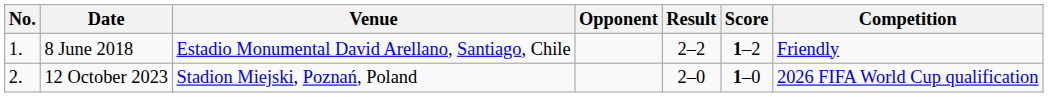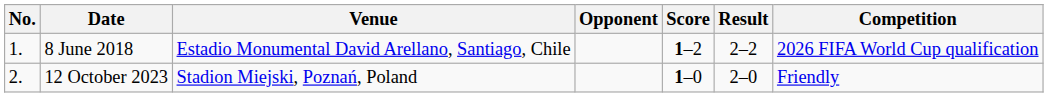columns swapped: (747, 19) <-> (691, 19)
(808, 48) Friendly -> (908, 48) 2026 FIFA World Cup qualification
(908, 77) 2026 FIFA World Cup qualification -> (808, 77) Friendly
